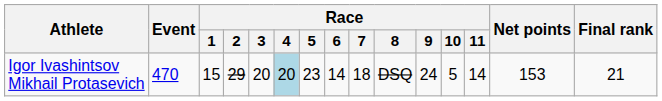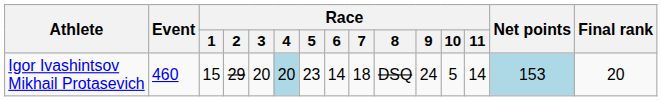(165, 75) 470 -> (165, 75) 460
(532, 75) no background -> (532, 75) lightblue background
(616, 75) 21 -> (616, 75) 20
